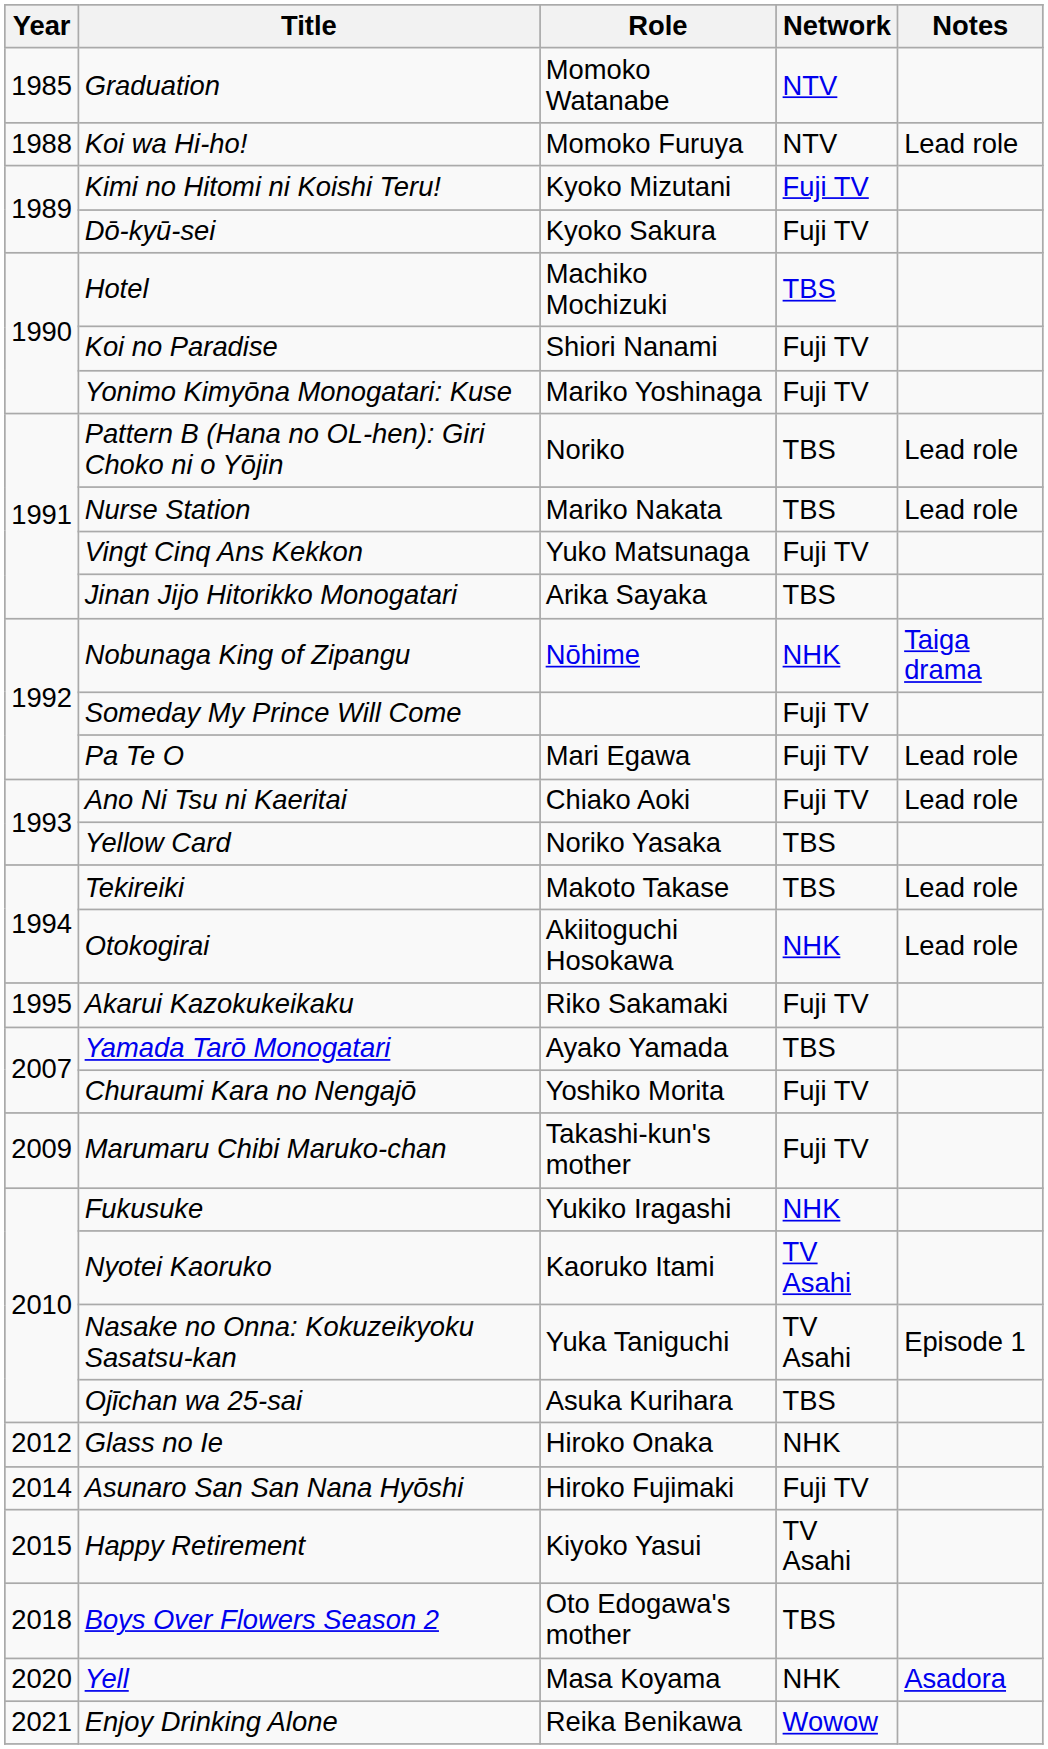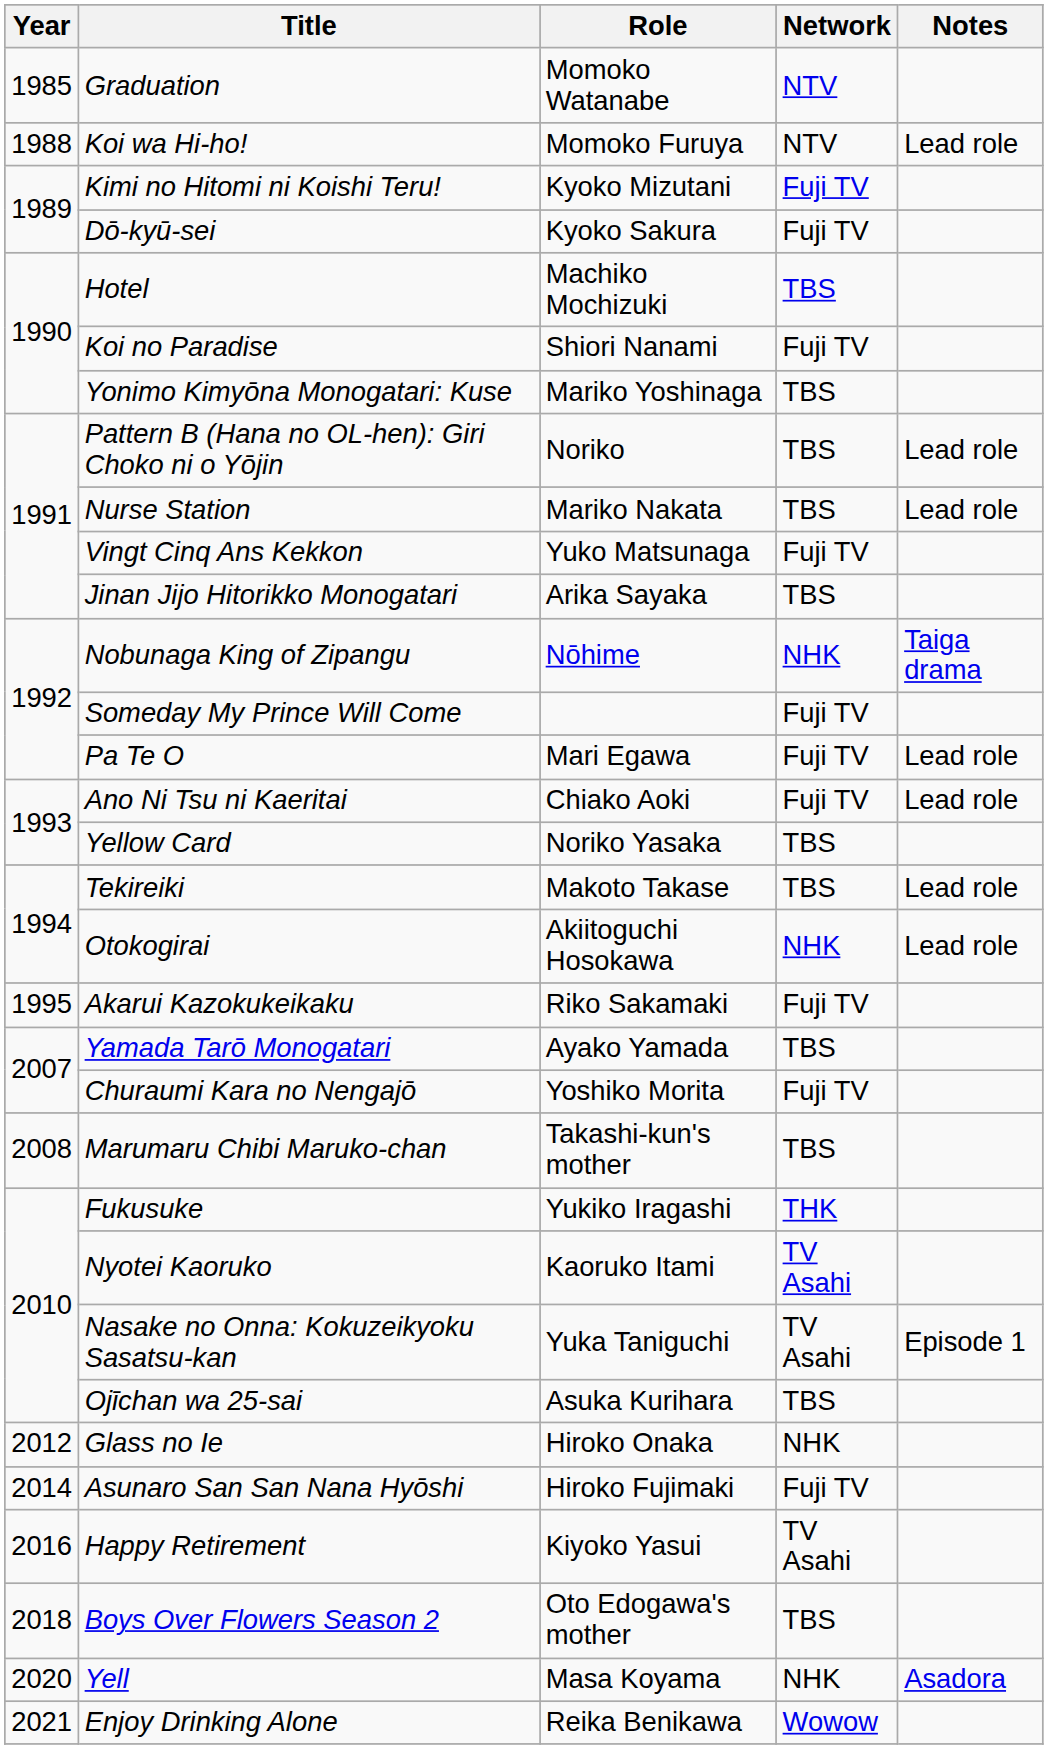(826, 391) Fuji TV -> (809, 391) TBS
(42, 1150) 2009 -> (42, 1150) 2008
(826, 1150) Fuji TV -> (809, 1150) TBS
(811, 1208) NHK -> (810, 1208) THK
(42, 1546) 2015 -> (42, 1546) 2016
